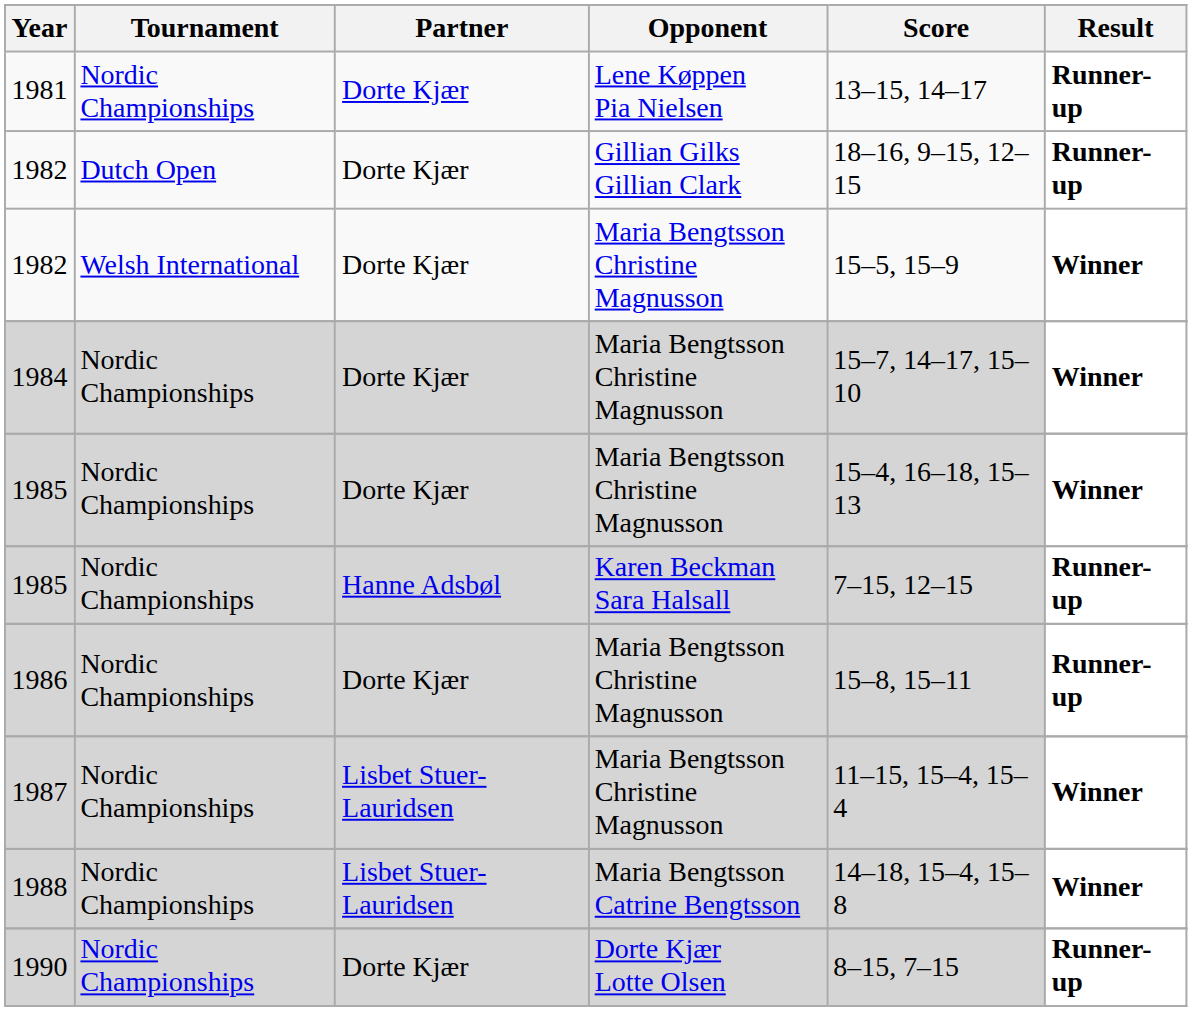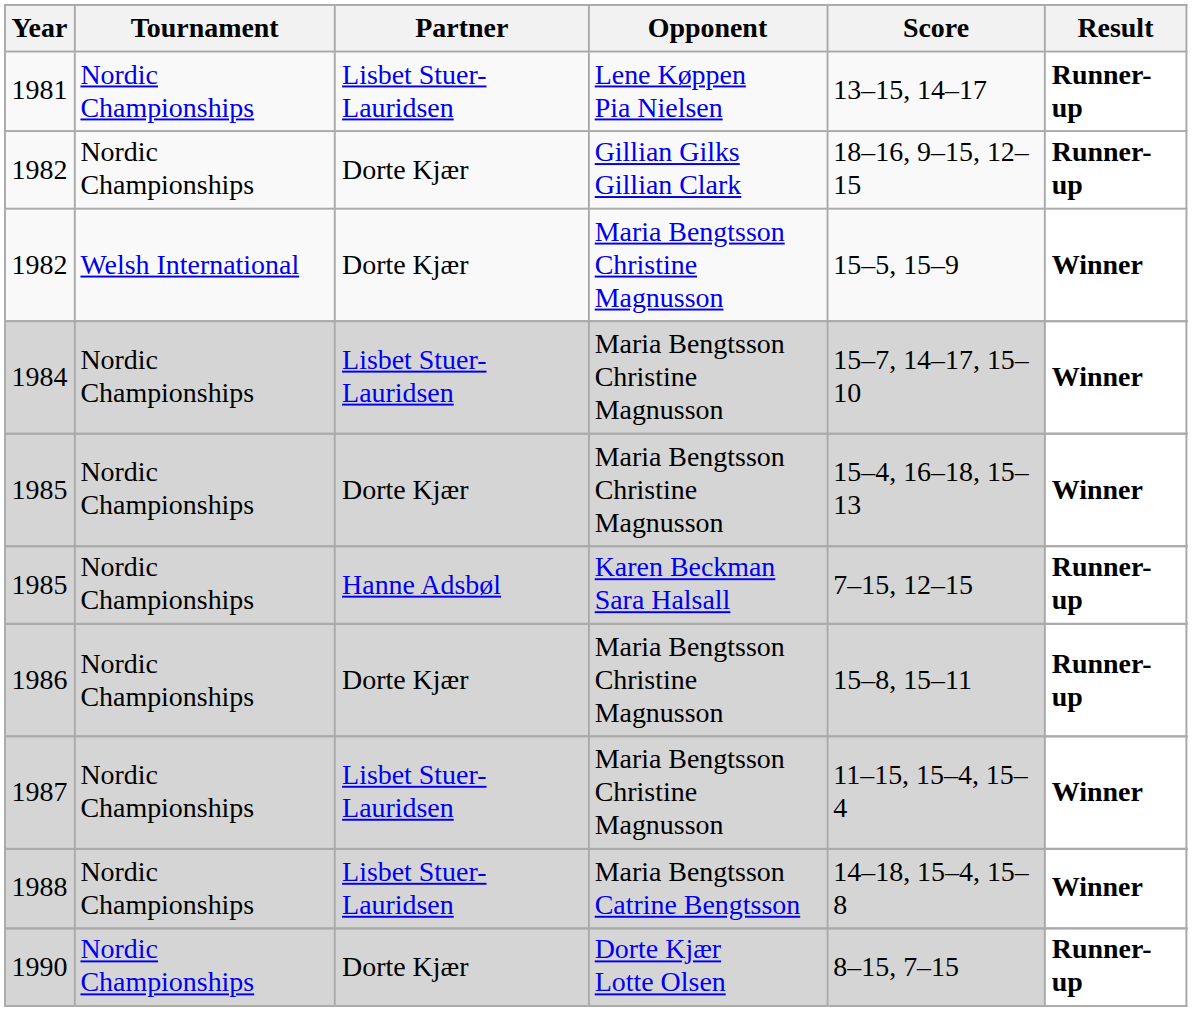(405, 90) Dorte Kjær -> (414, 90) Lisbet Stuer-Lauridsen
(148, 169) Dutch Open -> (167, 169) Nordic Championships
(405, 377) Dorte Kjær -> (414, 377) Lisbet Stuer-Lauridsen
